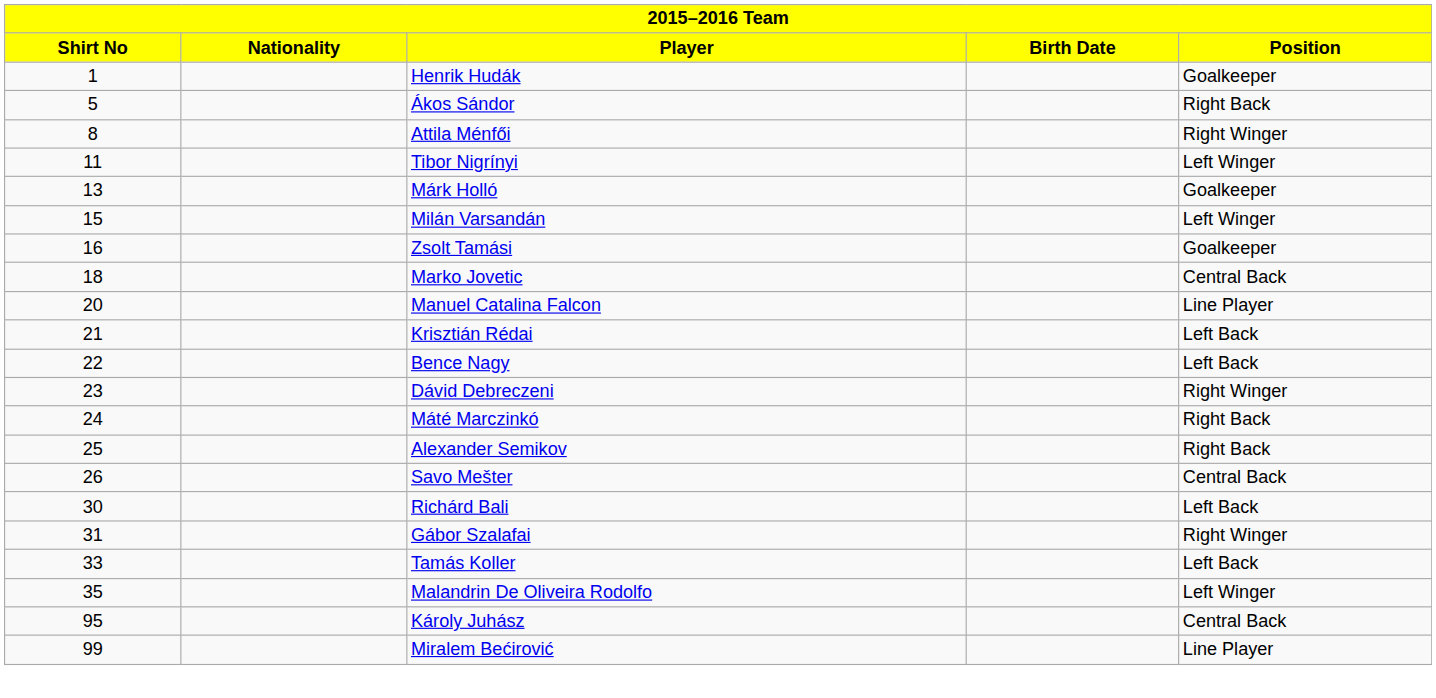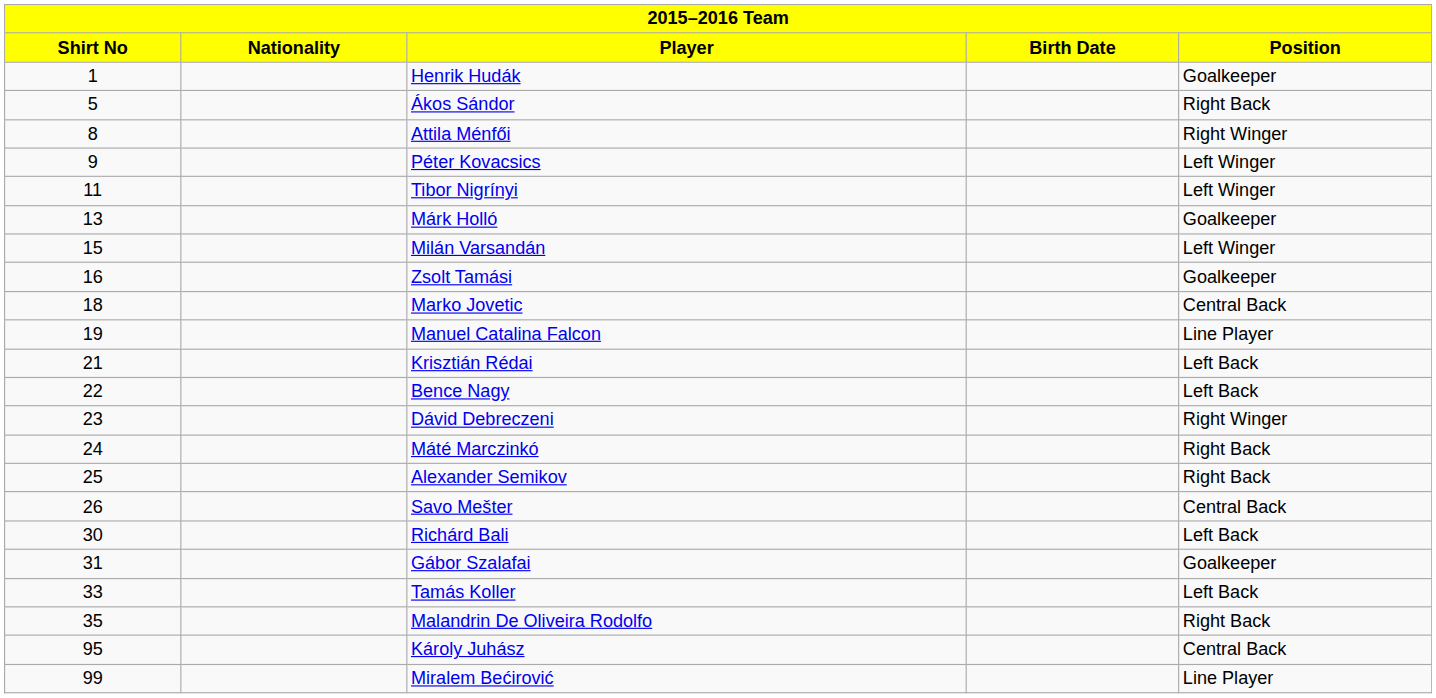+ row: (476, 162)
(93, 305) 20 -> (93, 334) 19
(1235, 534) Right Winger -> (1230, 563) Goalkeeper
(1229, 592) Left Winger -> (1227, 620) Right Back
